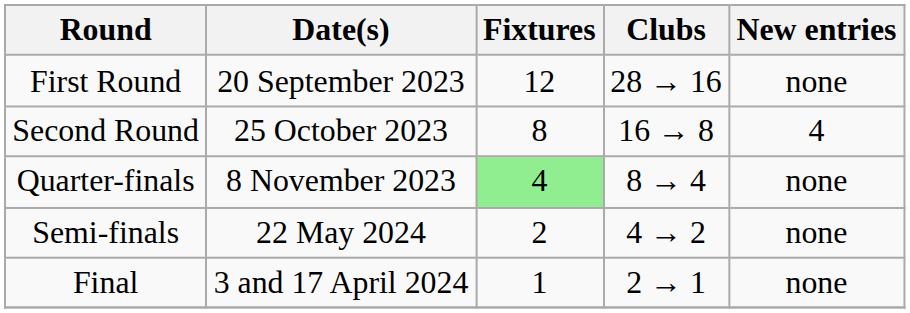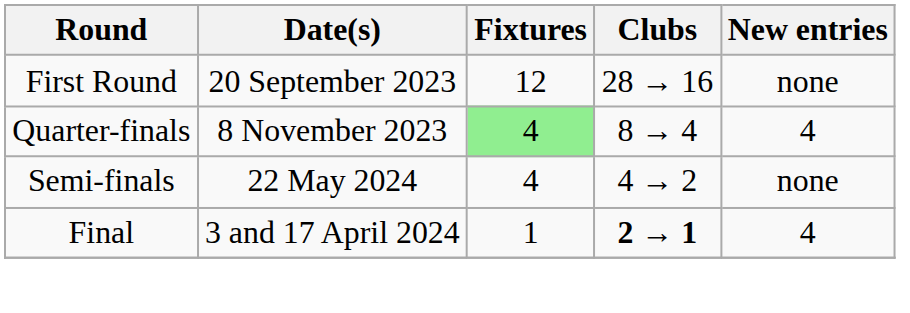- row: (106, 130)
(816, 181) none -> (808, 130) 4
(539, 231) 2 -> (531, 181) 4
(666, 282) normal -> (657, 231) bold
(816, 282) none -> (808, 231) 4
